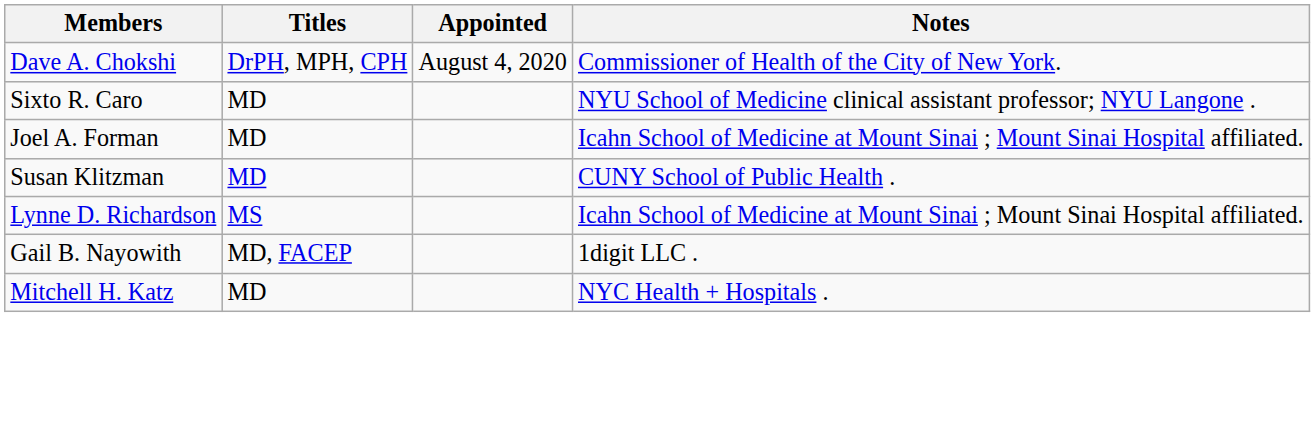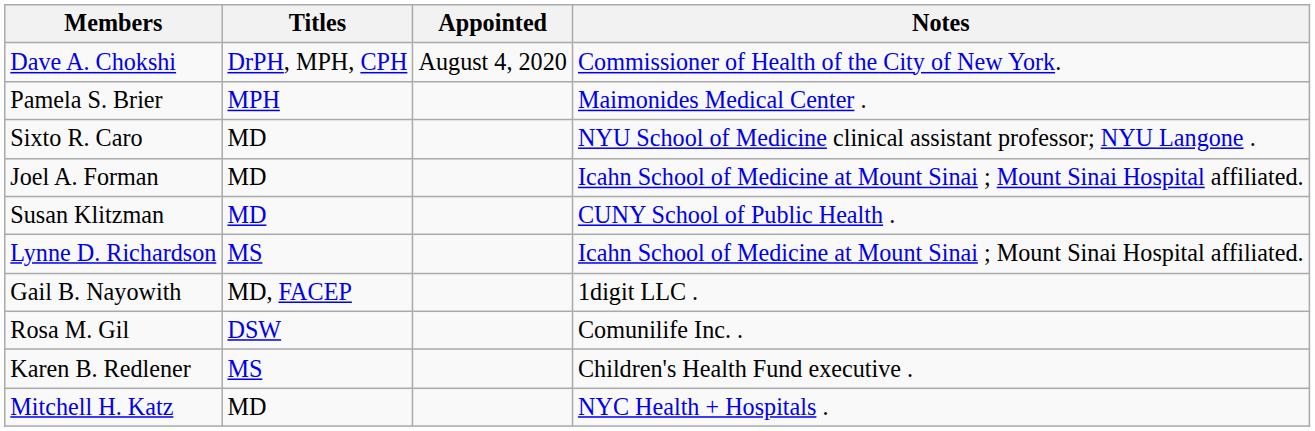+ row: (86, 100)
+ row: (70, 330)
+ row: (101, 368)
